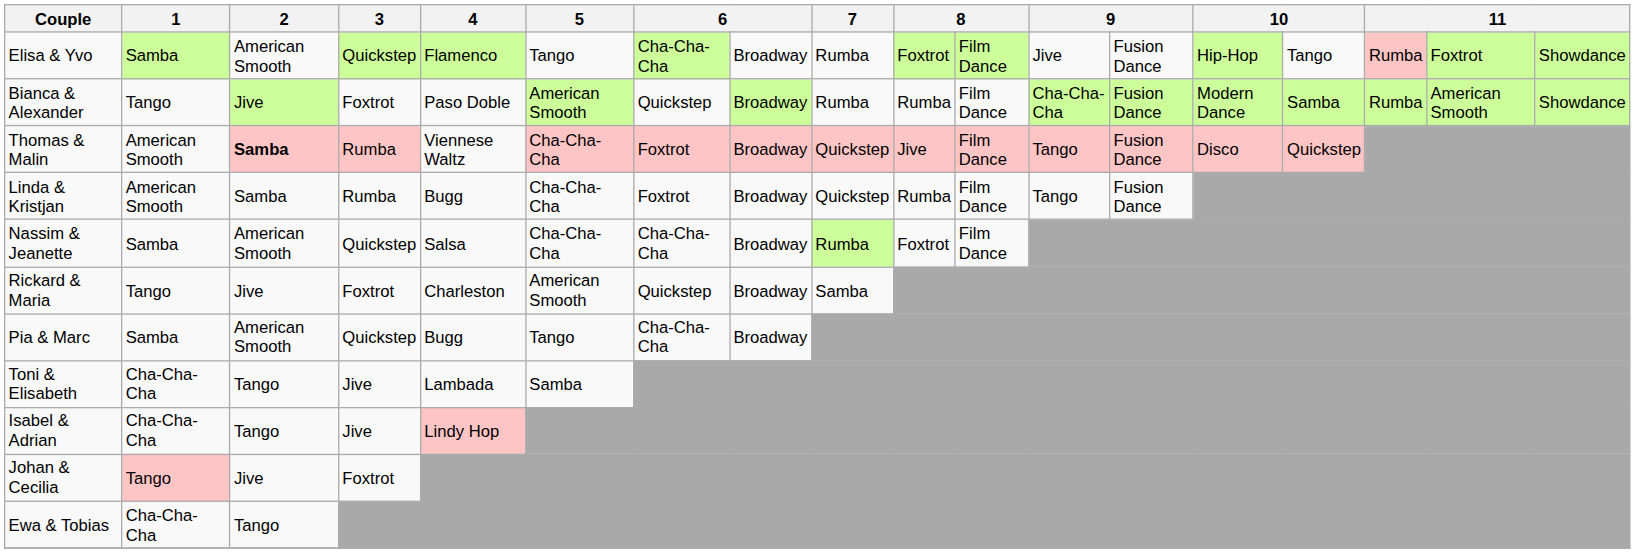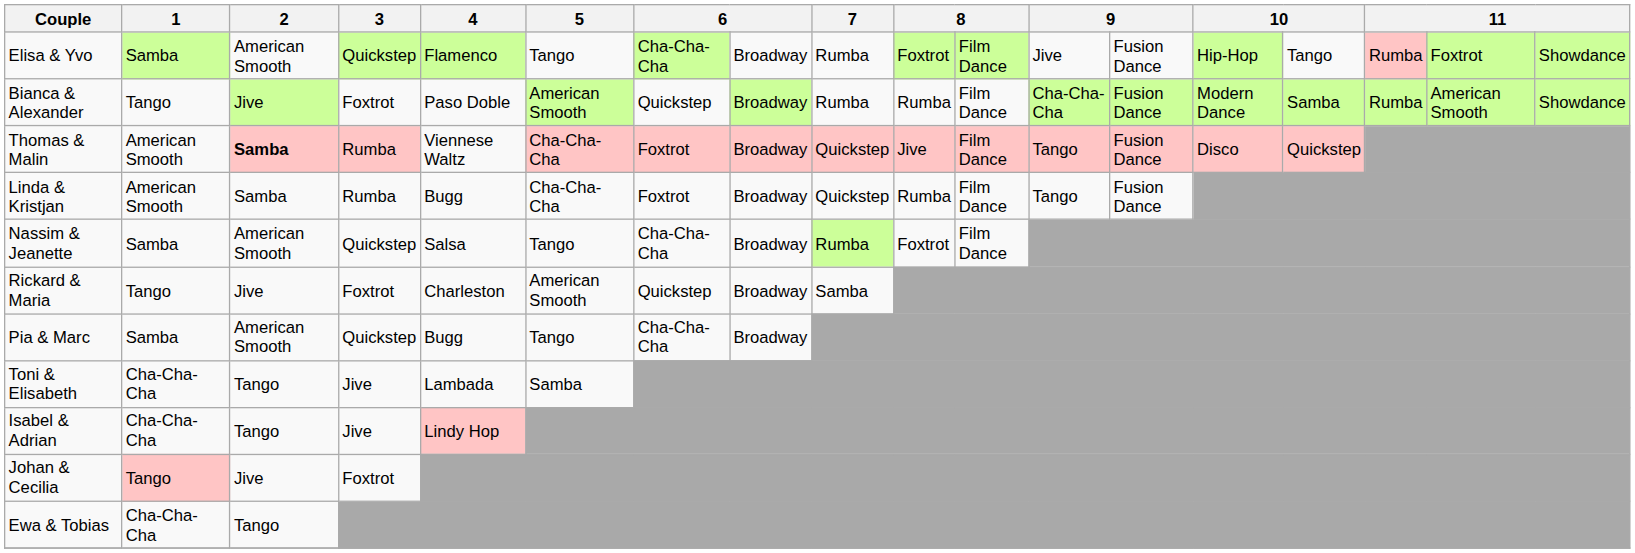(565, 243) Cha-Cha-Cha -> (552, 243) Tango
